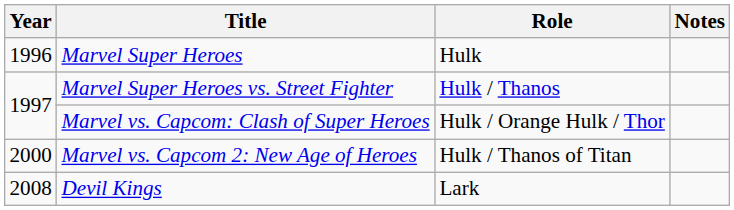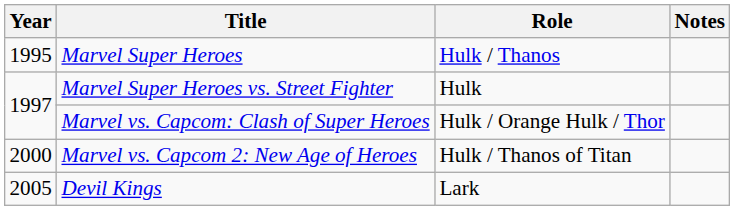(31, 54) 1996 -> (31, 54) 1995
(461, 54) Hulk -> (500, 54) Hulk / Thanos
(500, 88) Hulk / Thanos -> (461, 88) Hulk
(31, 188) 2008 -> (31, 188) 2005
